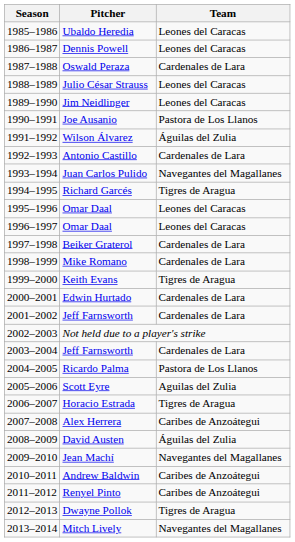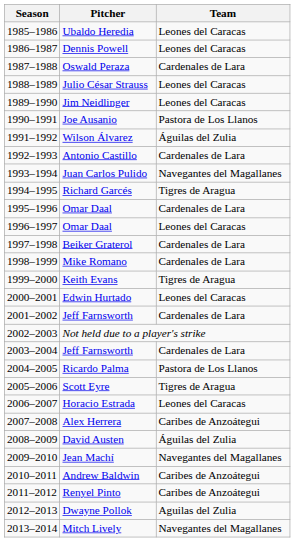(202, 208) Leones del Caracas -> (202, 208) Cardenales de Lara
(202, 297) Cardenales de Lara -> (202, 297) Leones del Caracas
(197, 386) Aguilas del Zulia -> (197, 386) Tigres de Aragua
(197, 404) Tigres de Aragua -> (202, 404) Leones del Caracas
(197, 510) Tigres de Aragua -> (197, 510) Aguilas del Zulia
